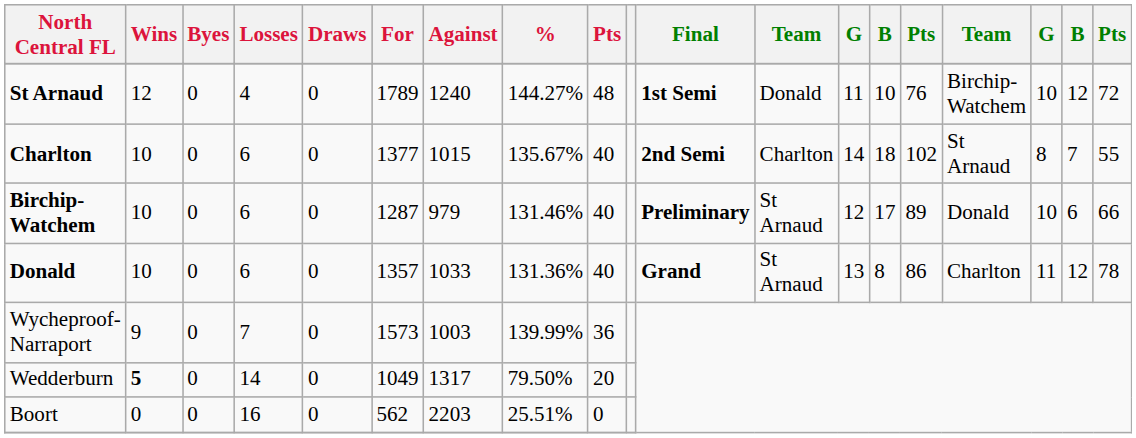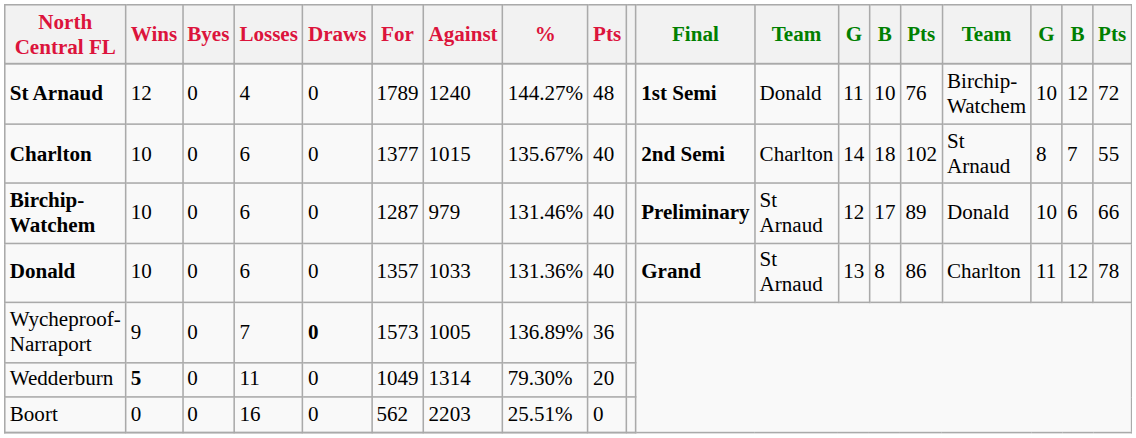(313, 331) normal -> (313, 331) bold
(450, 331) 1003 -> (450, 331) 1005
(545, 331) 139.99% -> (545, 331) 136.89%
(250, 378) 14 -> (250, 378) 11
(450, 378) 1317 -> (450, 378) 1314
(540, 378) 79.50% -> (540, 378) 79.30%
